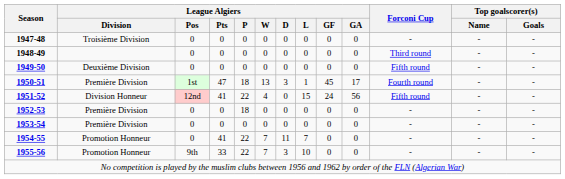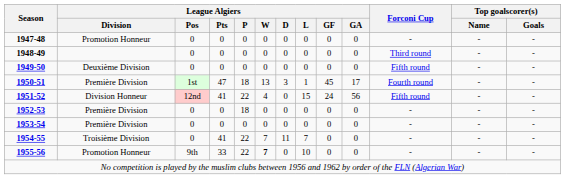(116, 39) Troisième Division -> (116, 39) Promotion Honneur
(116, 138) Promotion Honneur -> (116, 138) Troisième Division
(265, 152) normal -> (265, 152) bold
(286, 152) 3 -> (286, 152) 0
